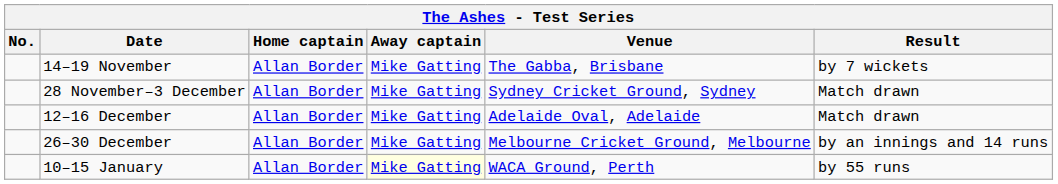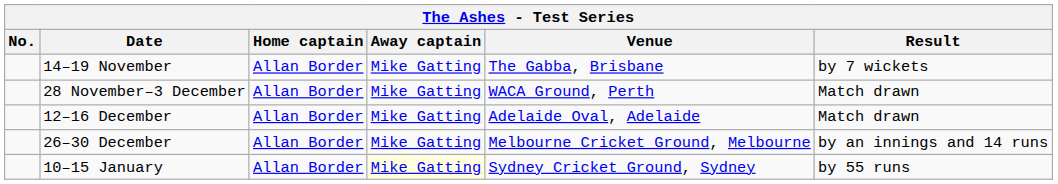(622, 92) Sydney Cricket Ground, Sydney -> (571, 92) WACA Ground, Perth
(571, 167) WACA Ground, Perth -> (622, 167) Sydney Cricket Ground, Sydney
